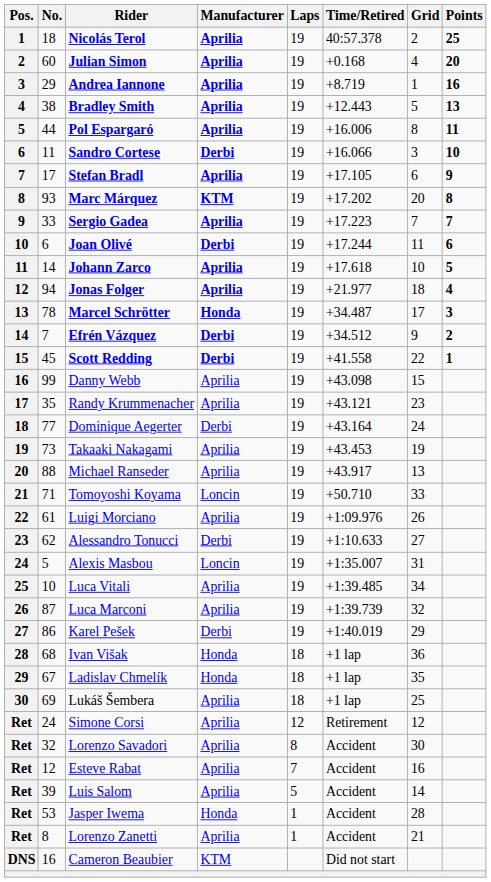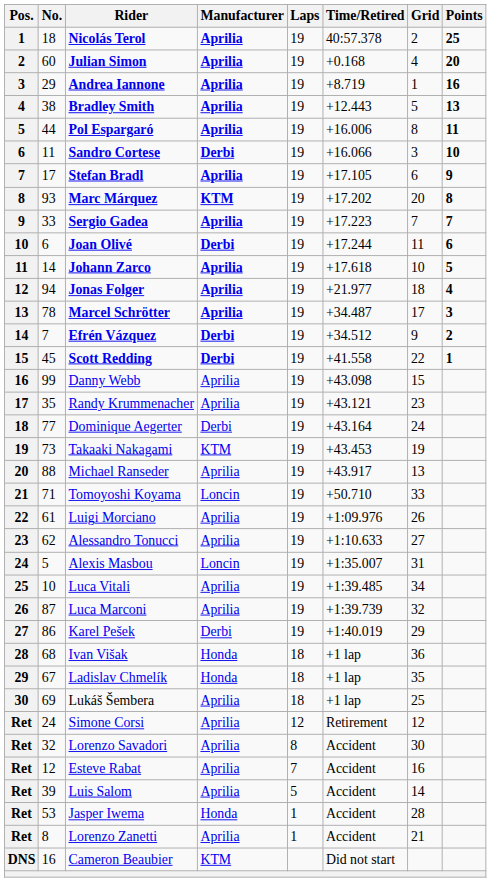(220, 312) Honda -> (222, 312) Aprilia
(220, 449) Aprilia -> (216, 449) KTM
(216, 540) Derbi -> (220, 540) Aprilia
